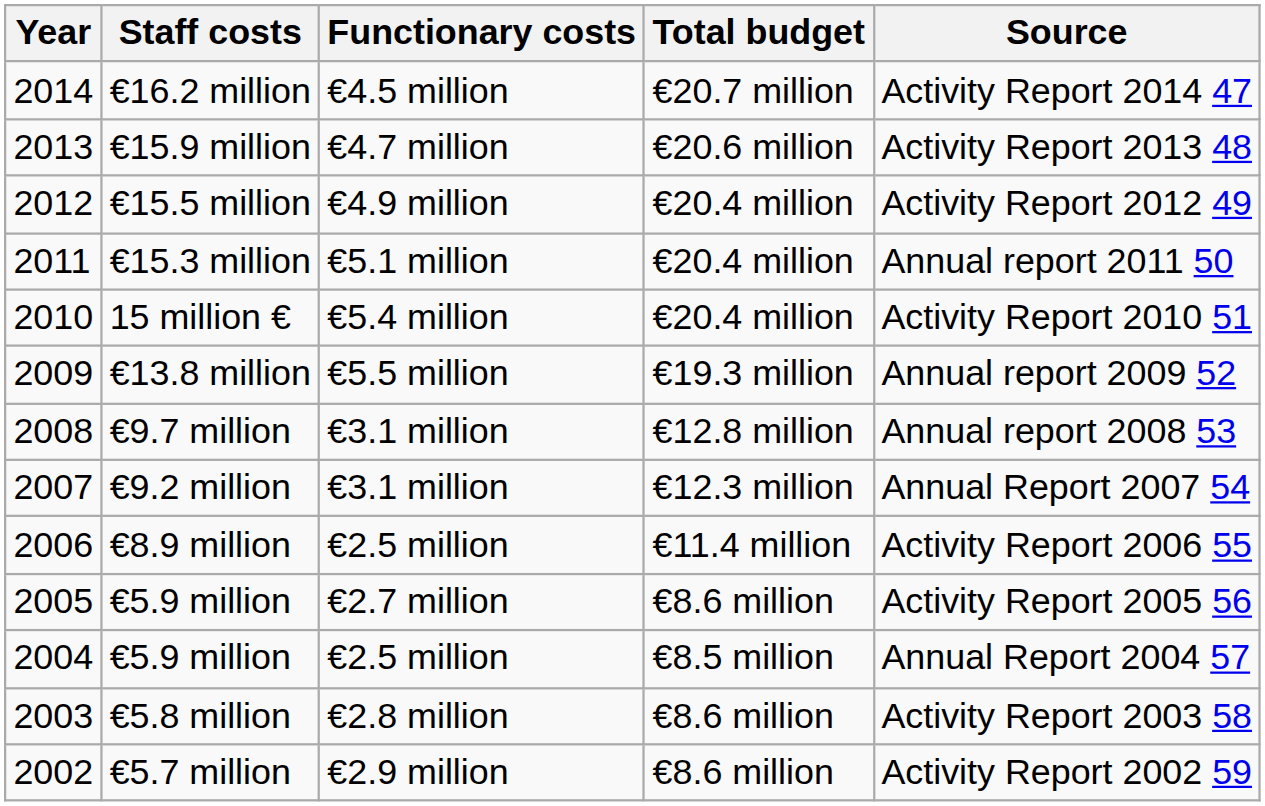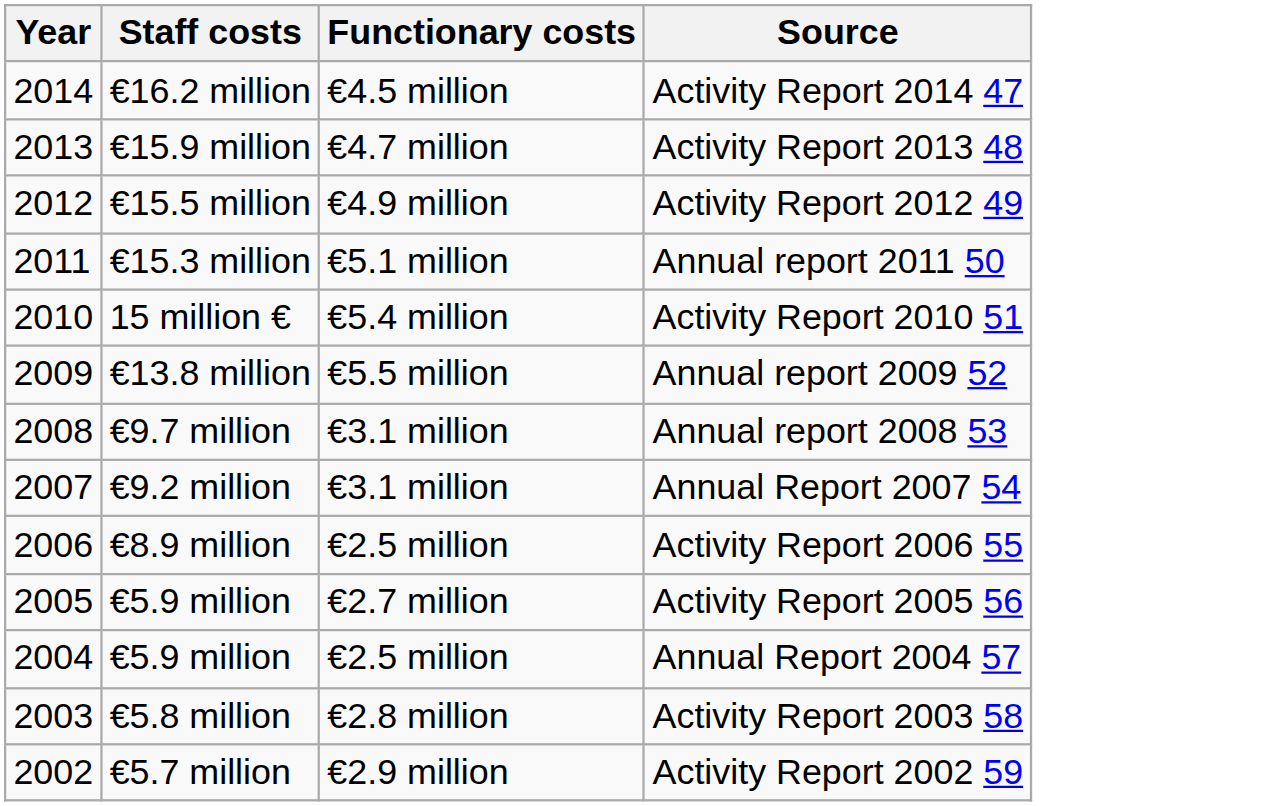- column: (759, 32)
